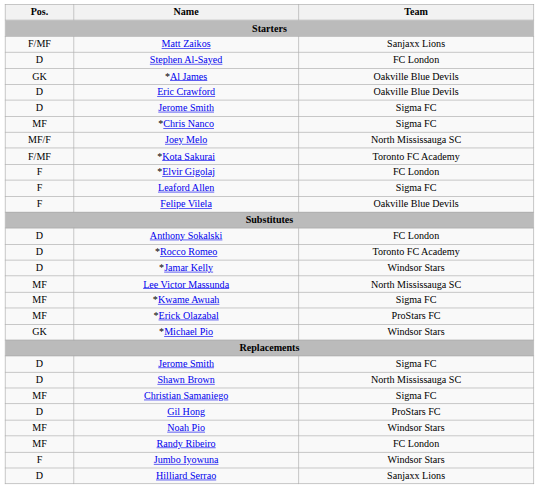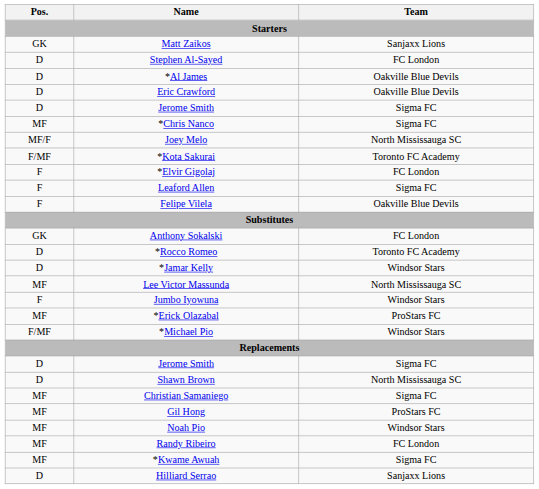(39, 44) F/MF -> (39, 44) GK
(39, 76) GK -> (39, 76) D
(39, 236) D -> (39, 236) GK
rows swapped: (186, 300) <-> (186, 460)
(39, 332) GK -> (39, 332) F/MF
(39, 412) D -> (39, 412) MF
